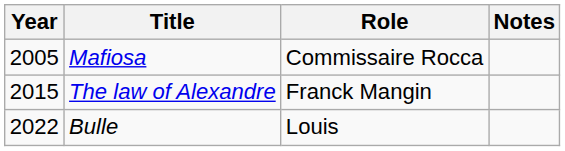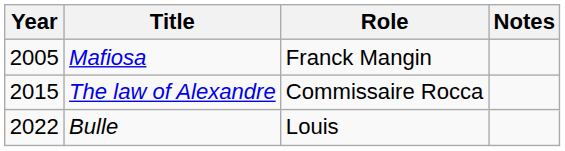(385, 57) Commissaire Rocca -> (359, 57) Franck Mangin
(359, 92) Franck Mangin -> (385, 92) Commissaire Rocca
